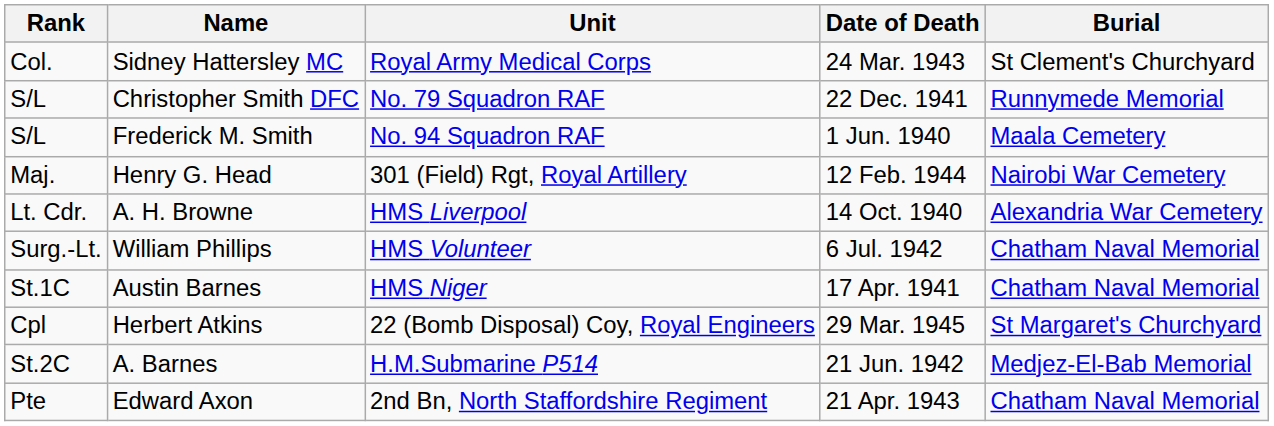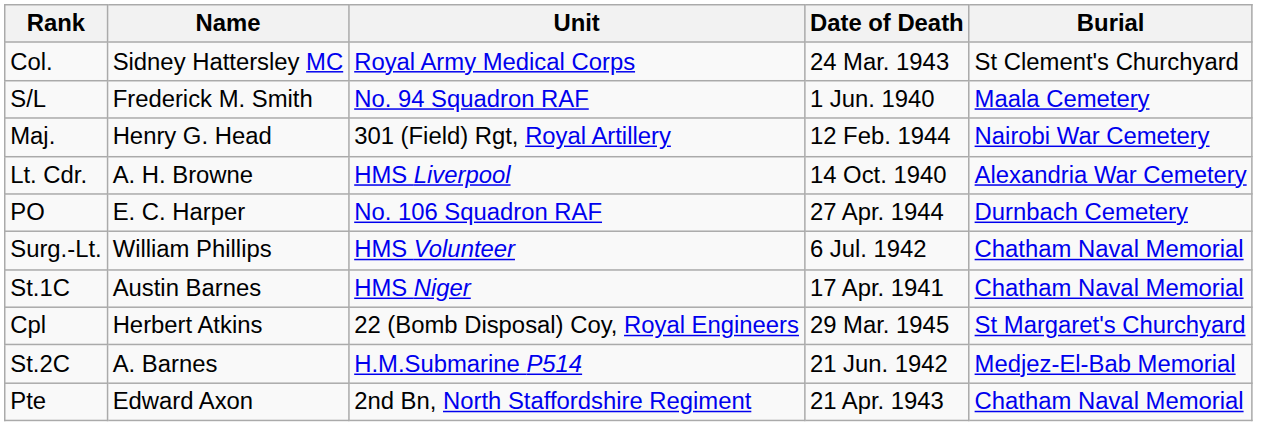- row: (236, 99)
+ row: (179, 212)
